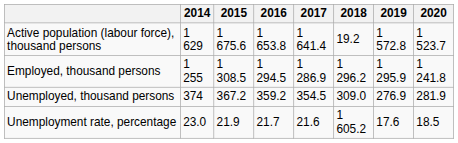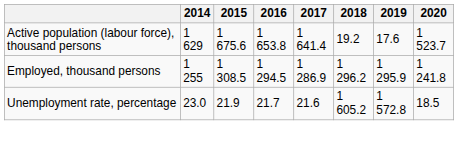(391, 39) 1 572.8 -> (388, 39) 17.6
- row: (91, 96)
(388, 122) 17.6 -> (391, 103) 1 572.8
